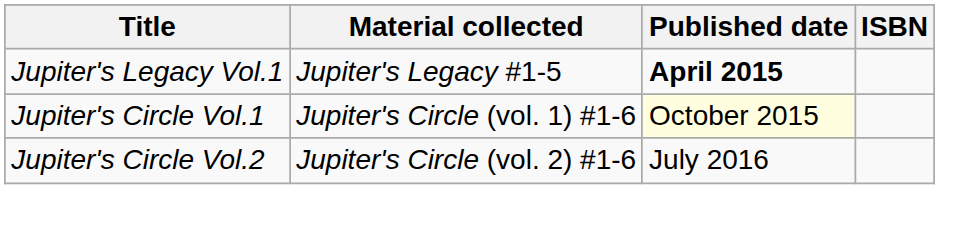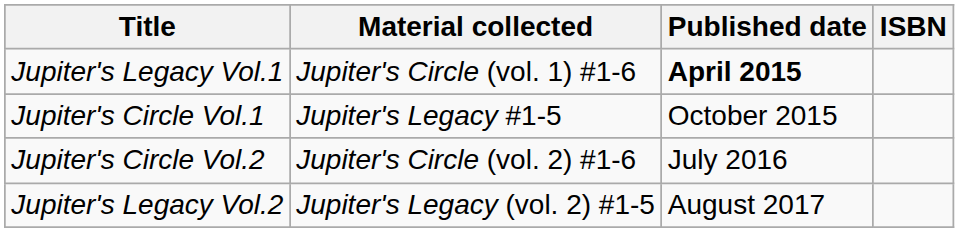(429, 71) Jupiter's Legacy #1-5 -> (466, 71) Jupiter's Circle (vol. 1) #1-6
(466, 115) Jupiter's Circle (vol. 1) #1-6 -> (429, 115) Jupiter's Legacy #1-5
(734, 115) lightyellow background -> (753, 115) no background
+ row: (147, 204)
